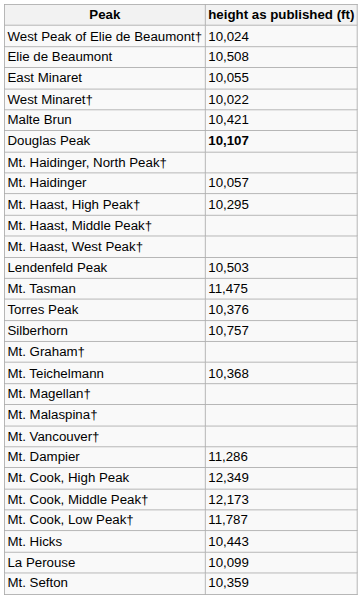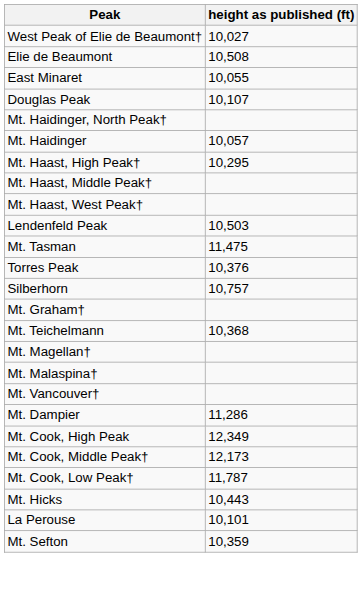(229, 36) 10,024 -> (229, 36) 10,027
- row: (50, 99)
- row: (40, 120)
(229, 141) bold -> (229, 99) normal
(229, 562) 10,099 -> (229, 520) 10,101
